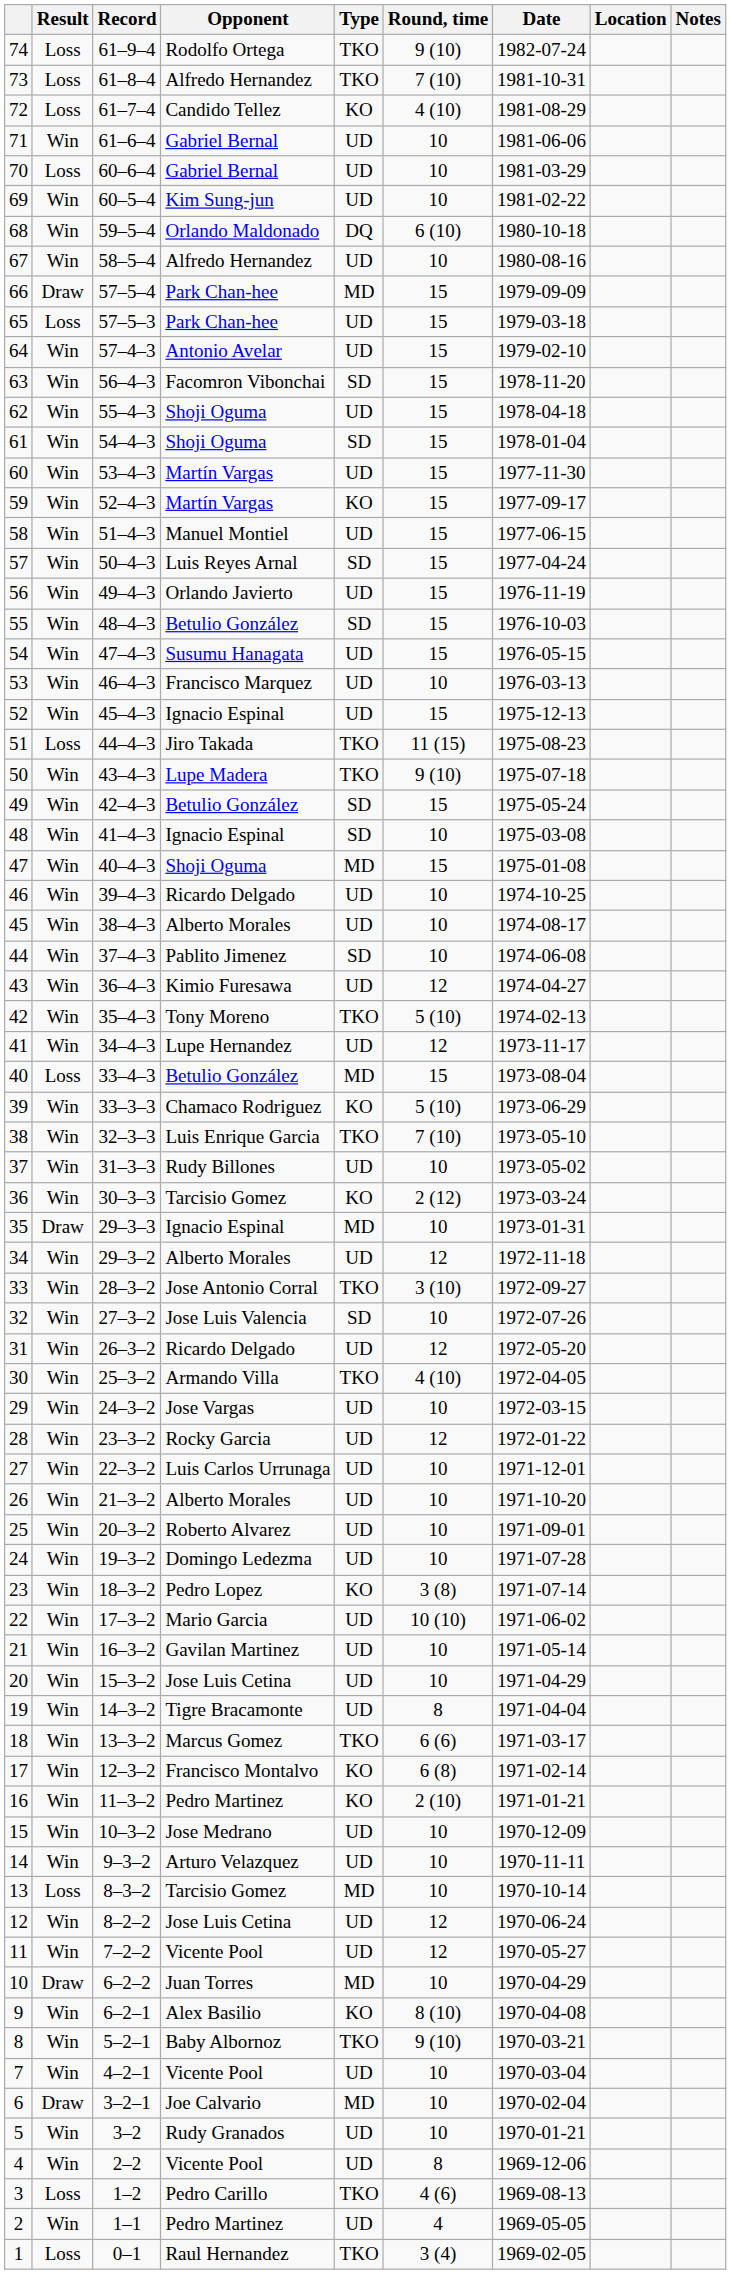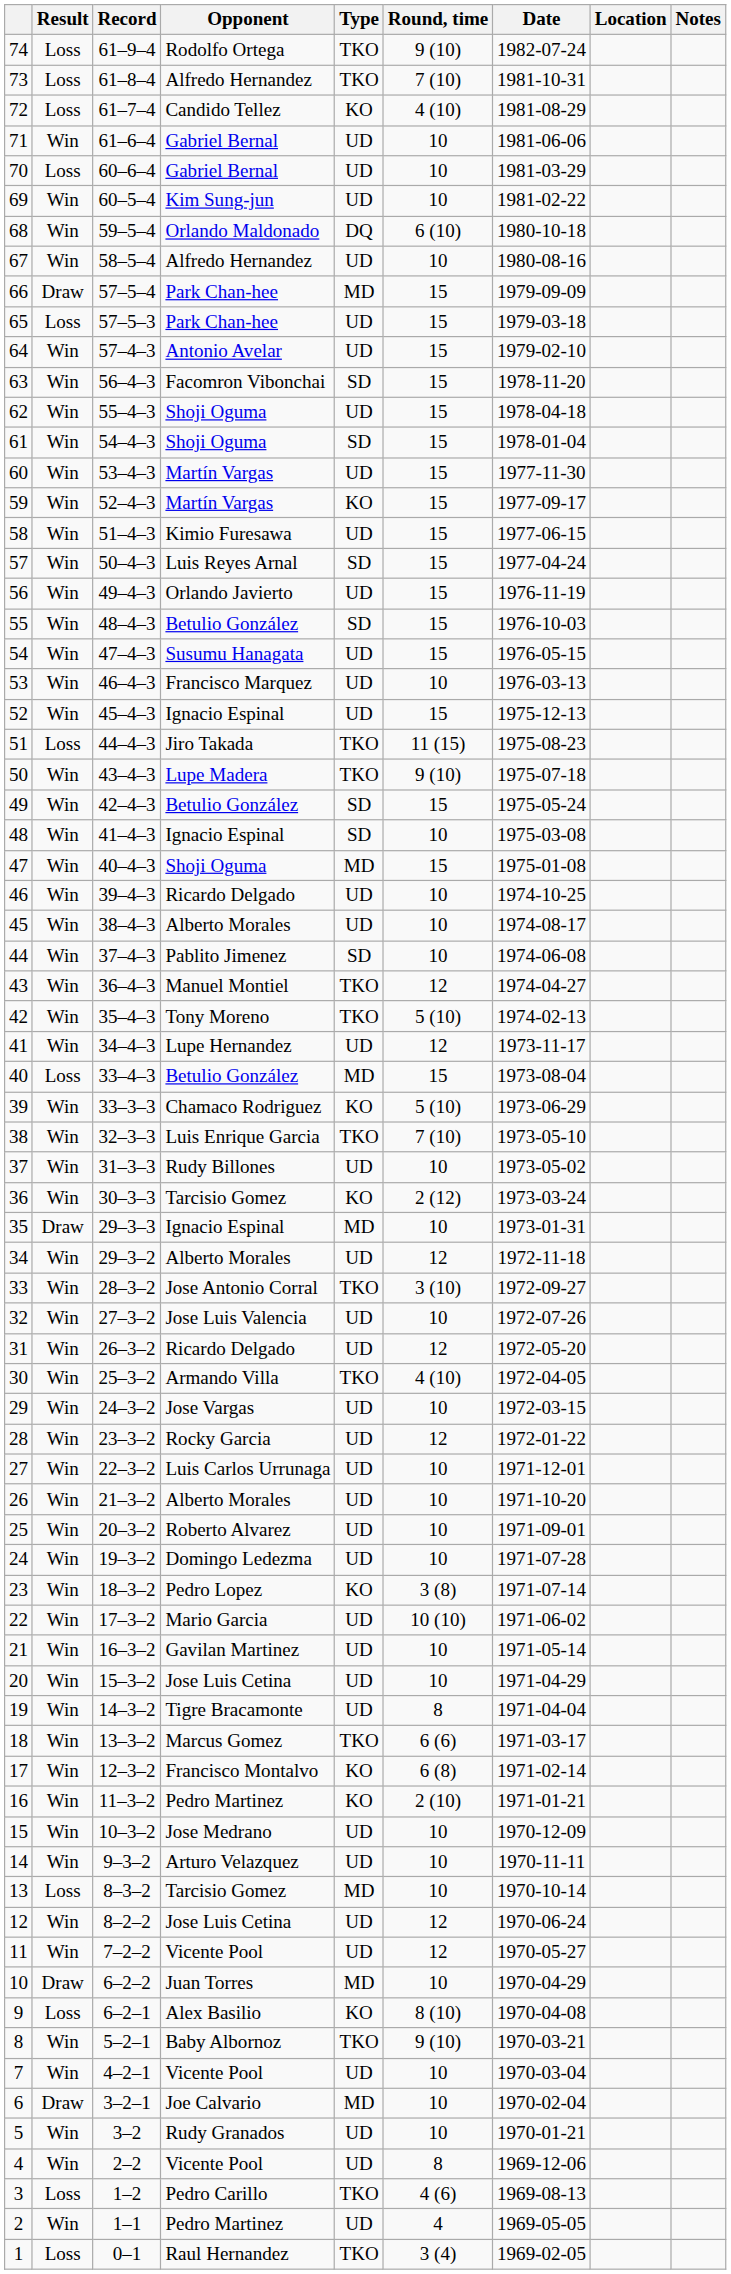(227, 532) Manuel Montiel -> (229, 532) Kimio Furesawa
(229, 985) Kimio Furesawa -> (227, 985) Manuel Montiel
(359, 985) UD -> (359, 985) TKO
(359, 1318) SD -> (359, 1318) UD
(63, 2012) Win -> (63, 2012) Loss
